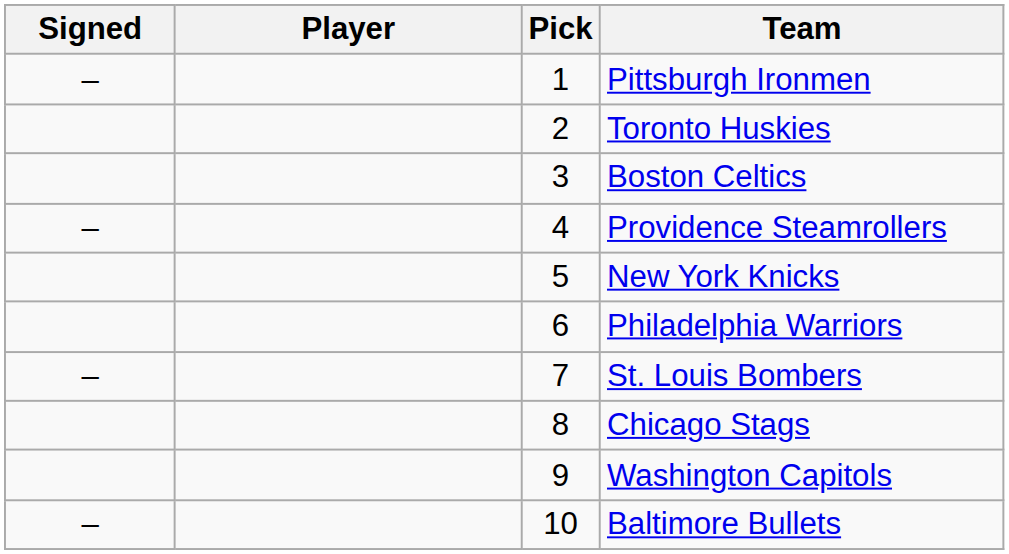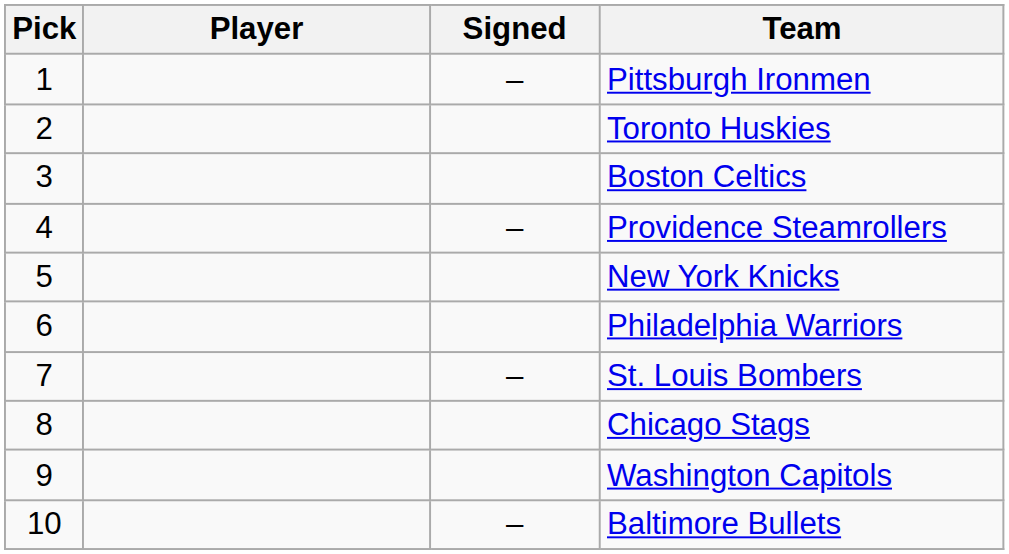columns swapped: (561, 29) <-> (90, 29)
